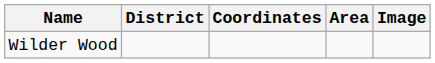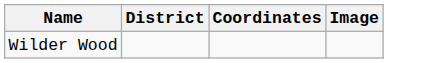- column: (349, 18)
